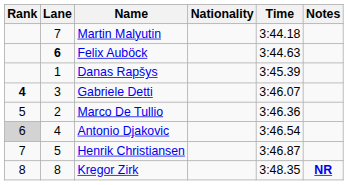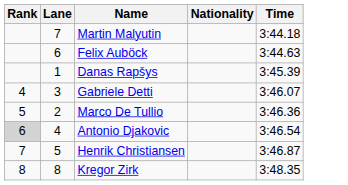- column: (323, 14)
(57, 53) bold -> (57, 53) normal
(22, 92) bold -> (22, 92) normal
